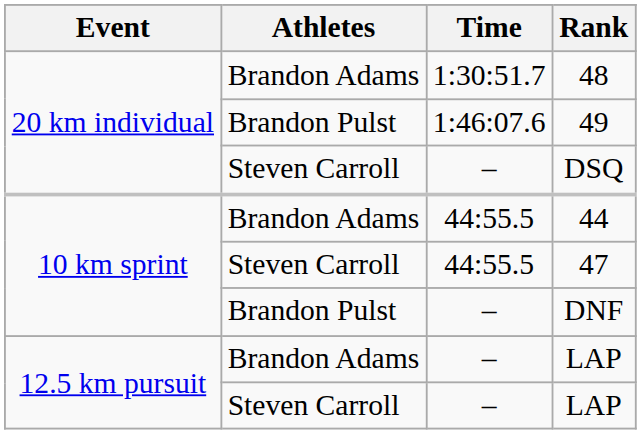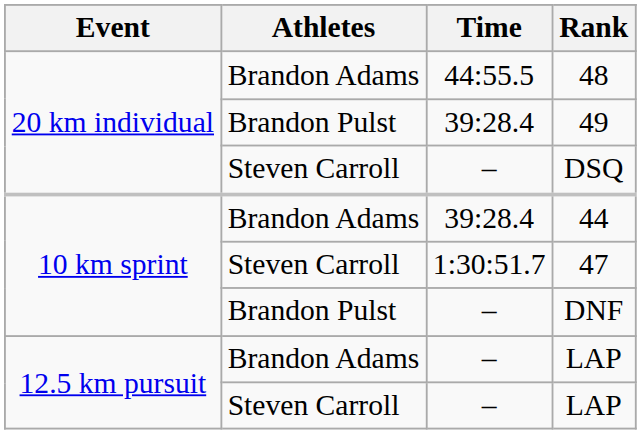(489, 74) 1:30:51.7 -> (489, 74) 44:55.5
(489, 121) 1:46:07.6 -> (489, 121) 39:28.4
(489, 217) 44:55.5 -> (489, 217) 39:28.4
(489, 264) 44:55.5 -> (489, 264) 1:30:51.7
